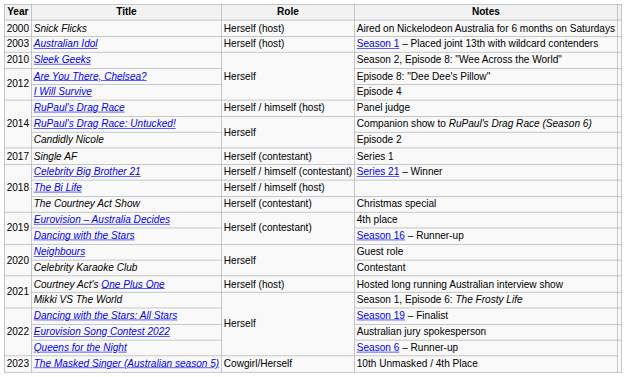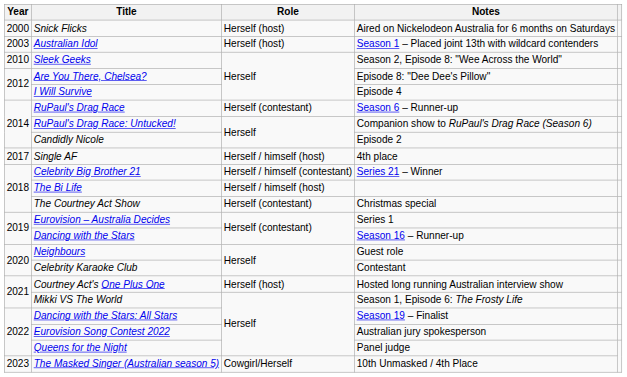(274, 108) Herself / himself (host) -> (268, 108) Herself (contestant)
(383, 108) Panel judge -> (407, 108) Season 6 – Runner-up
(268, 156) Herself (contestant) -> (274, 156) Herself / himself (host)
(375, 156) Series 1 -> (377, 156) 4th place
(377, 220) 4th place -> (375, 220) Series 1
(407, 348) Season 6 – Runner-up -> (383, 348) Panel judge
